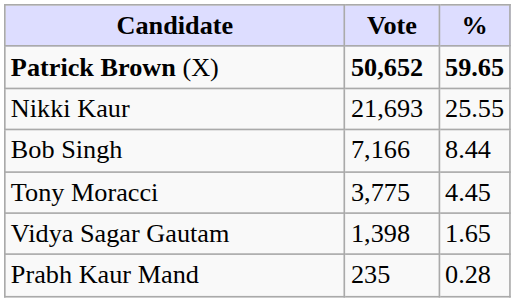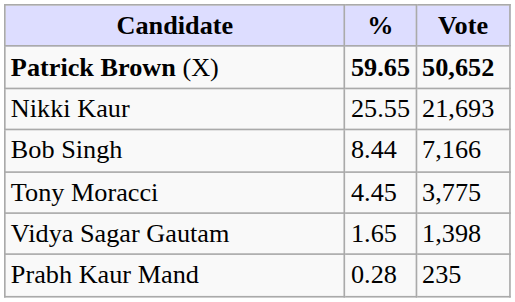columns swapped: (392, 25) <-> (475, 25)
